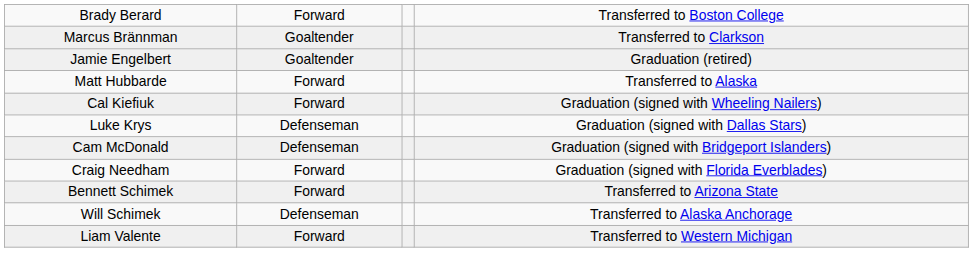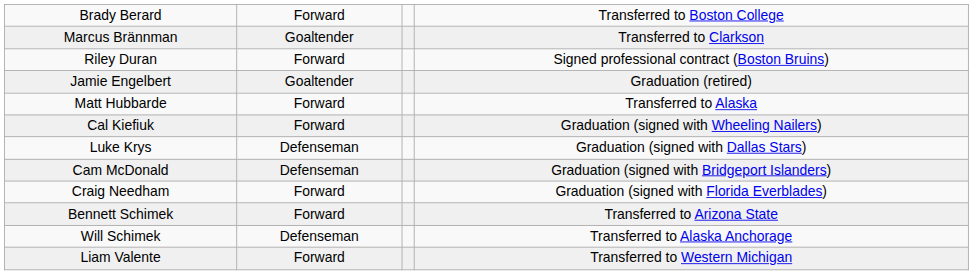+ row: (121, 59)
